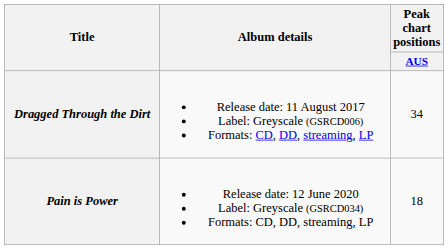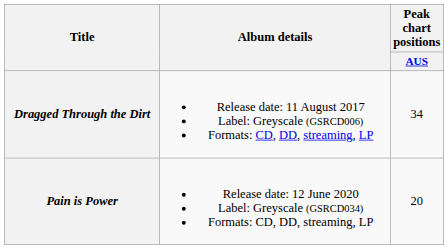(417, 201) 18 -> (417, 201) 20
